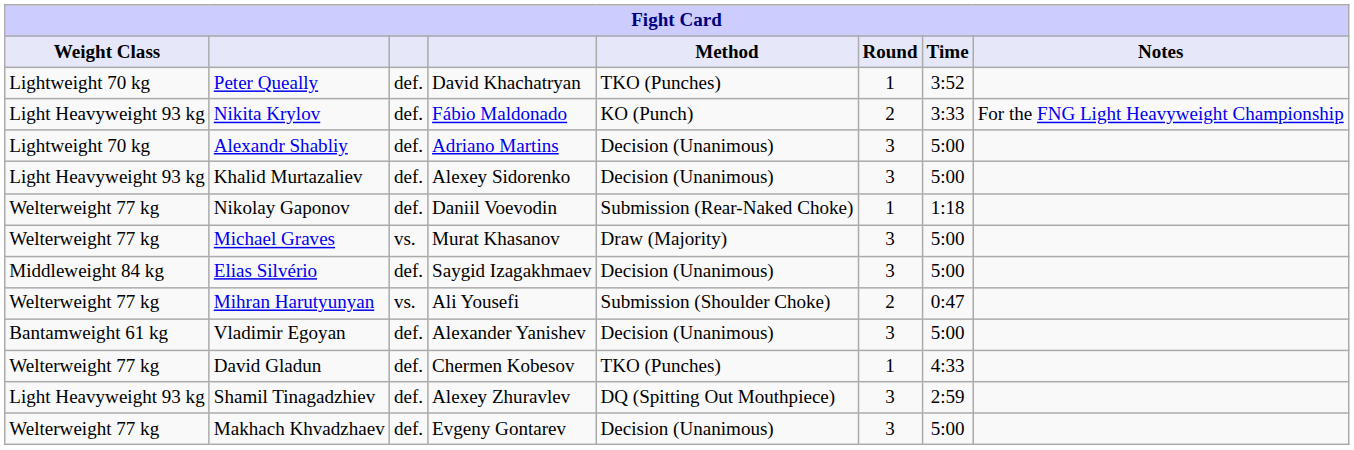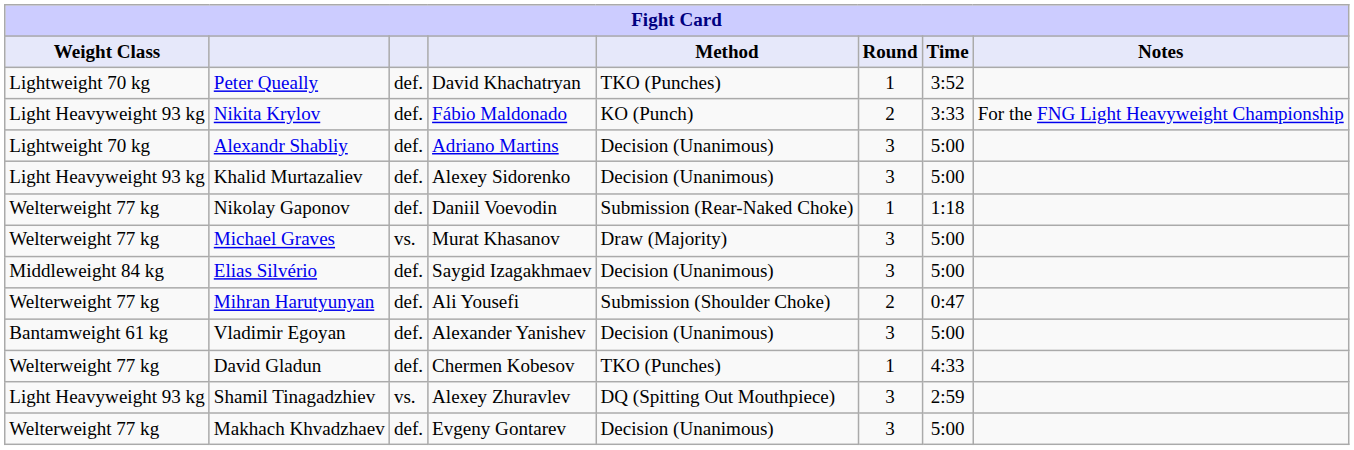(405, 302) vs. -> (408, 302) def.
(408, 397) def. -> (405, 397) vs.
